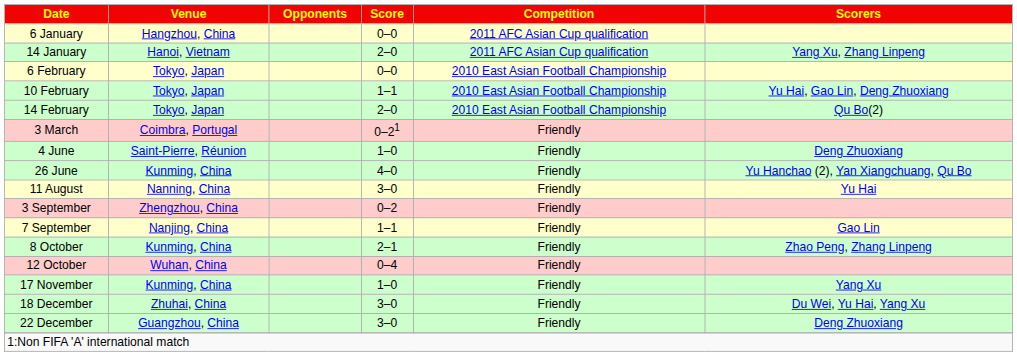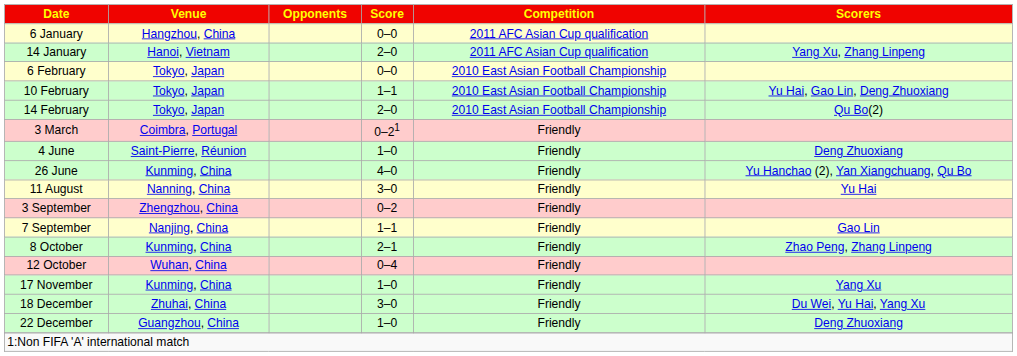(387, 323) 3–0 -> (387, 323) 1–0
